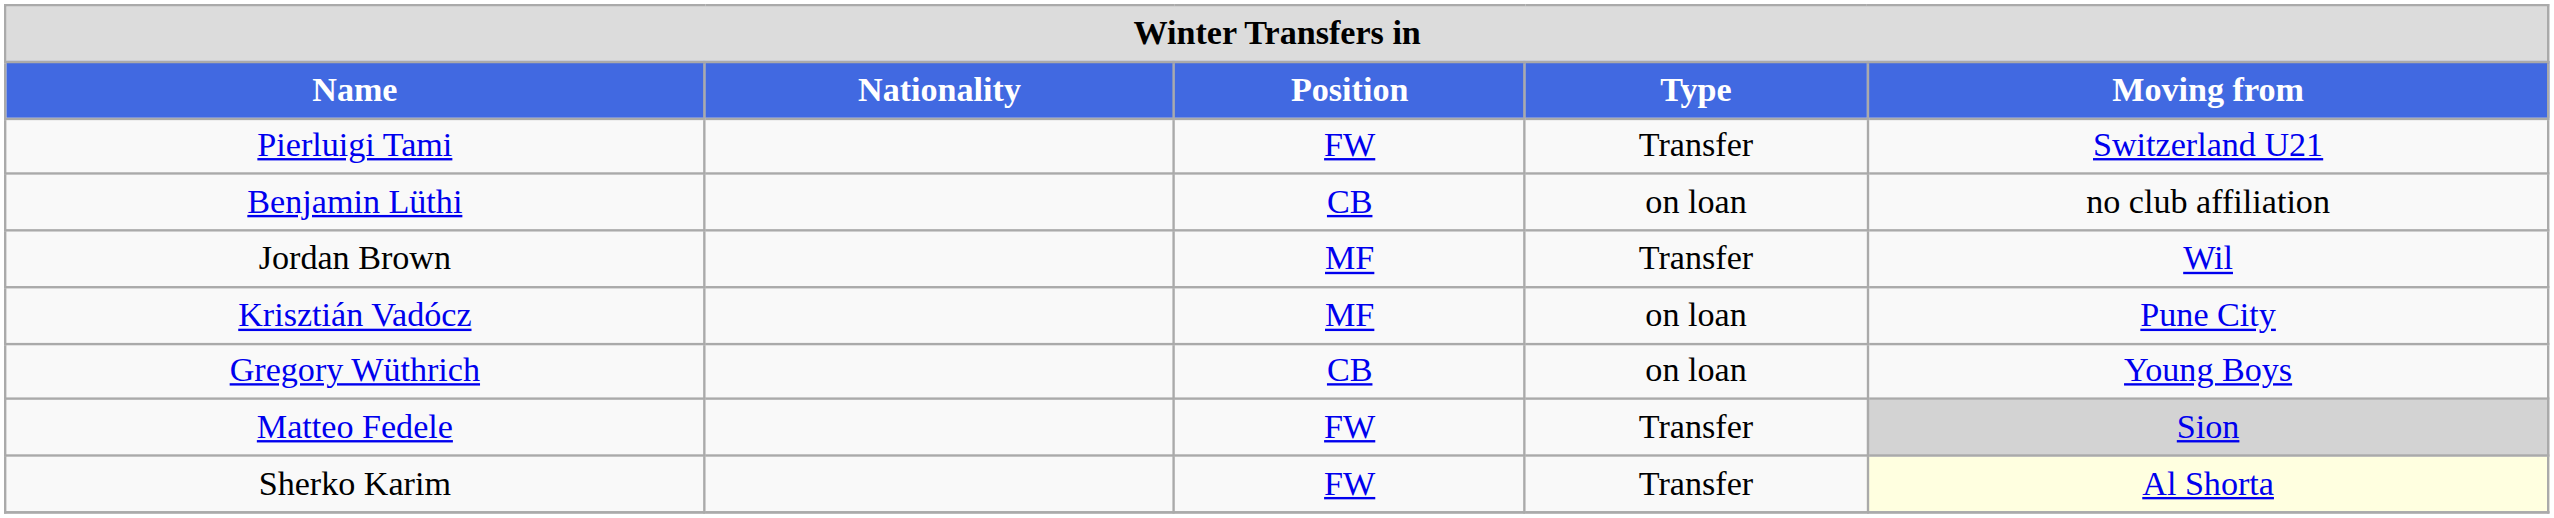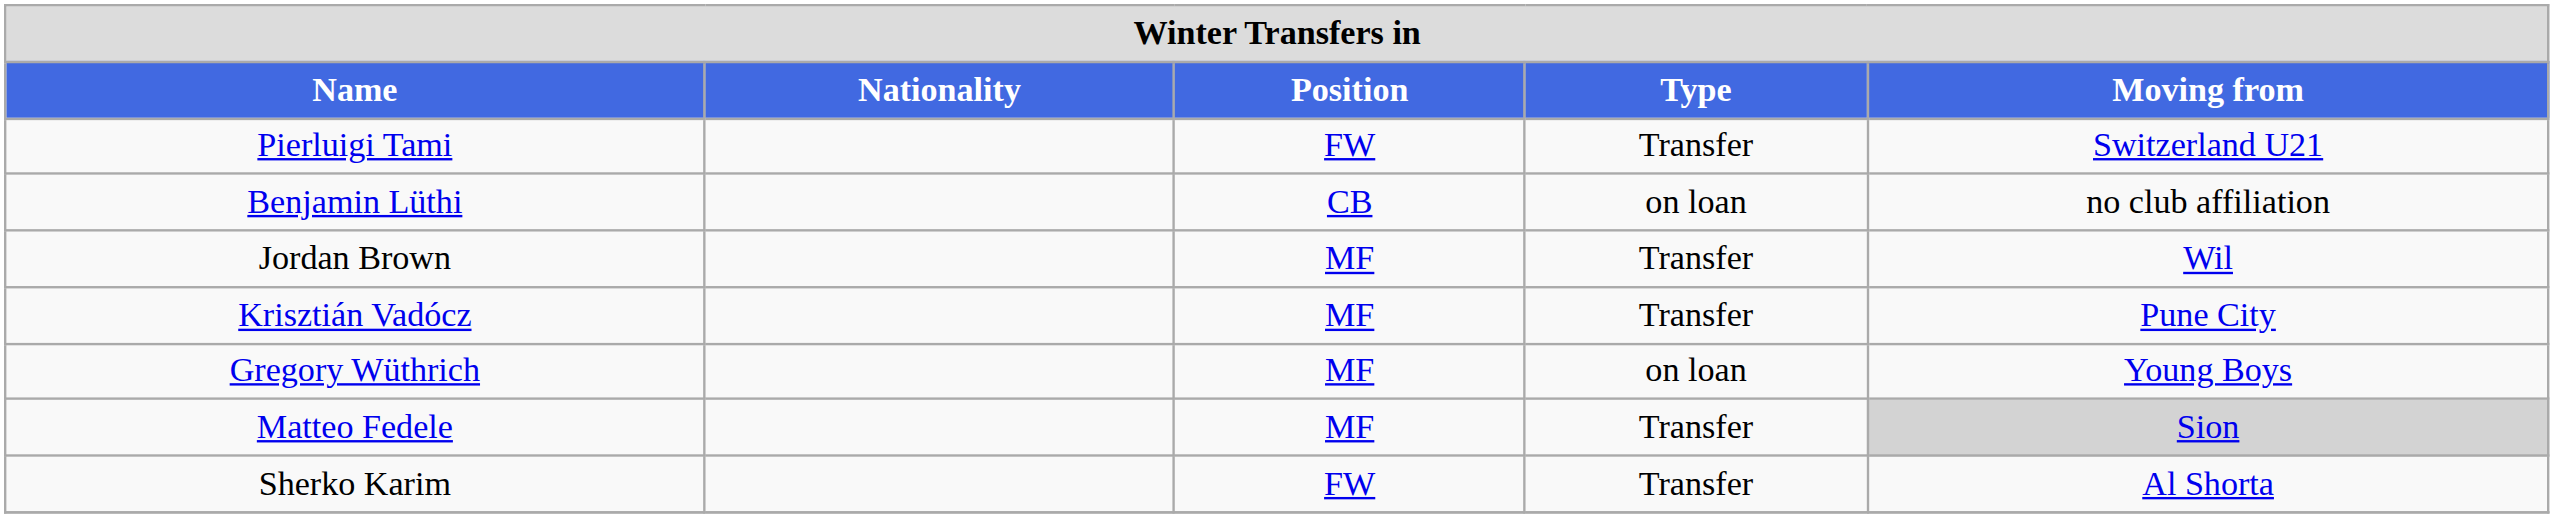(1696, 314) on loan -> (1696, 314) Transfer
(1350, 370) CB -> (1350, 370) MF
(1350, 427) FW -> (1350, 427) MF
(2208, 483) lightyellow background -> (2208, 483) no background
